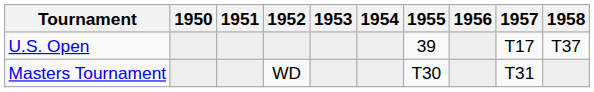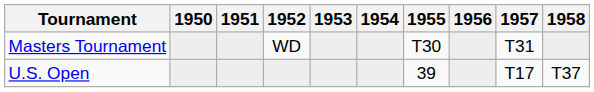rows swapped: (87, 73) <-> (49, 46)
